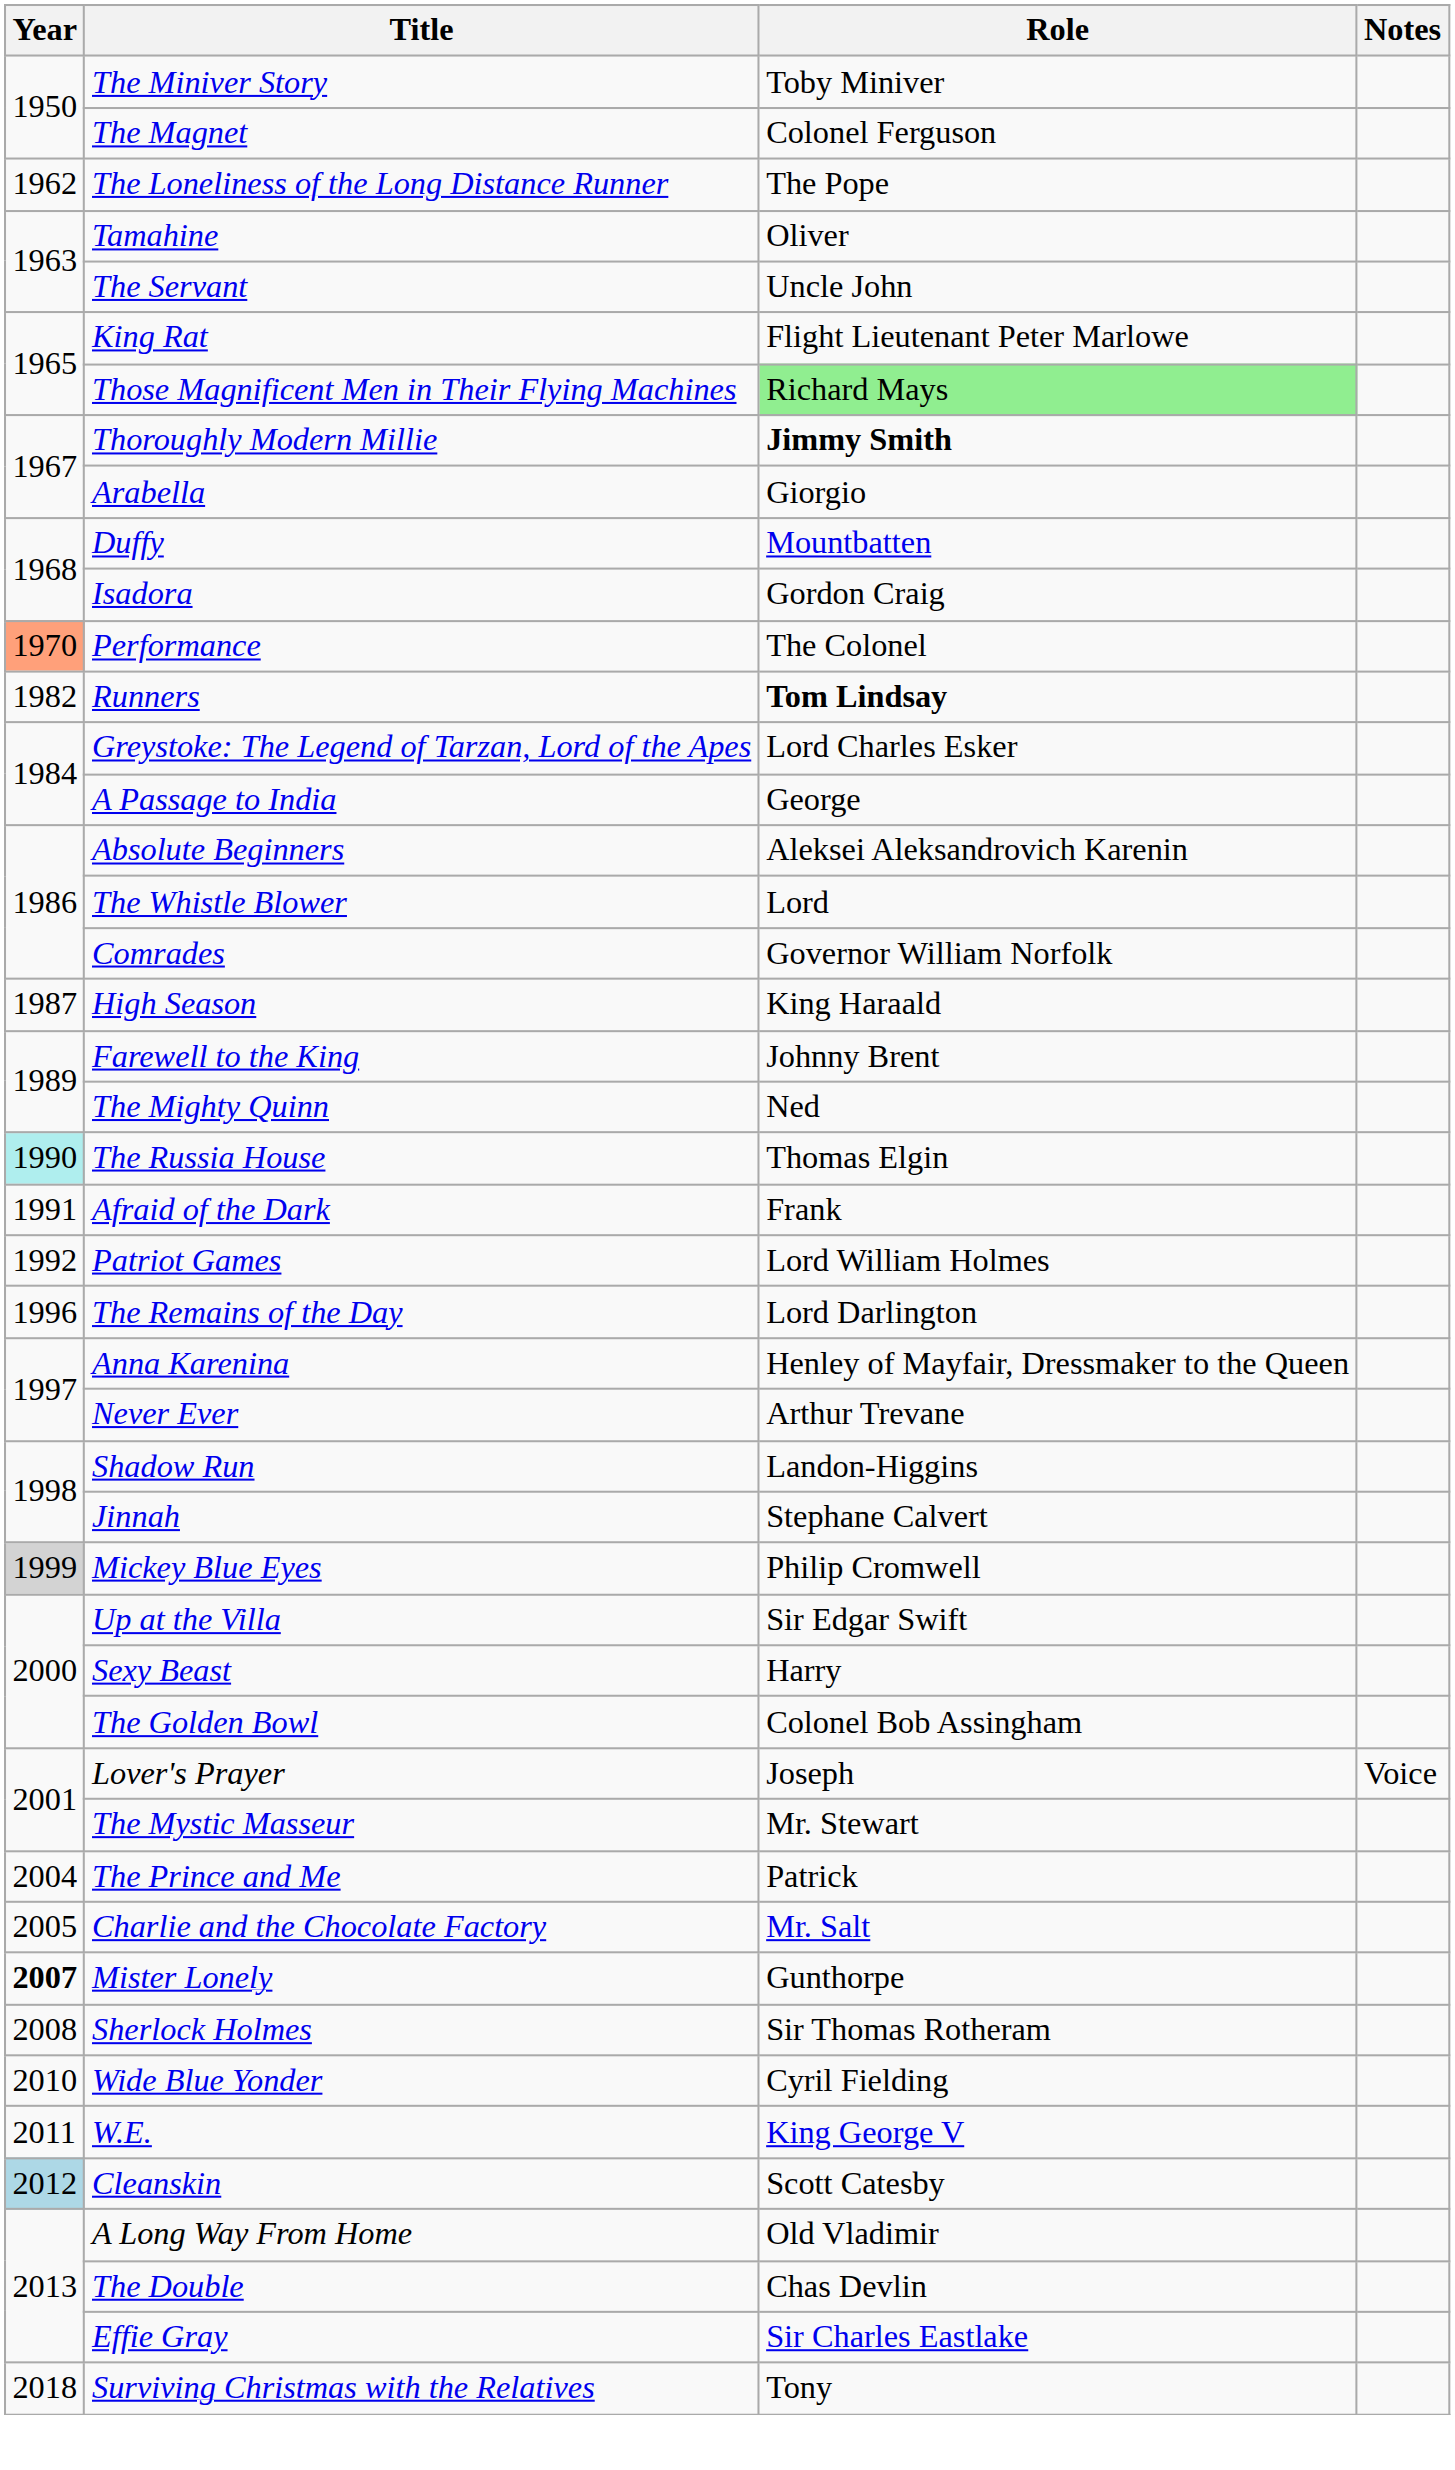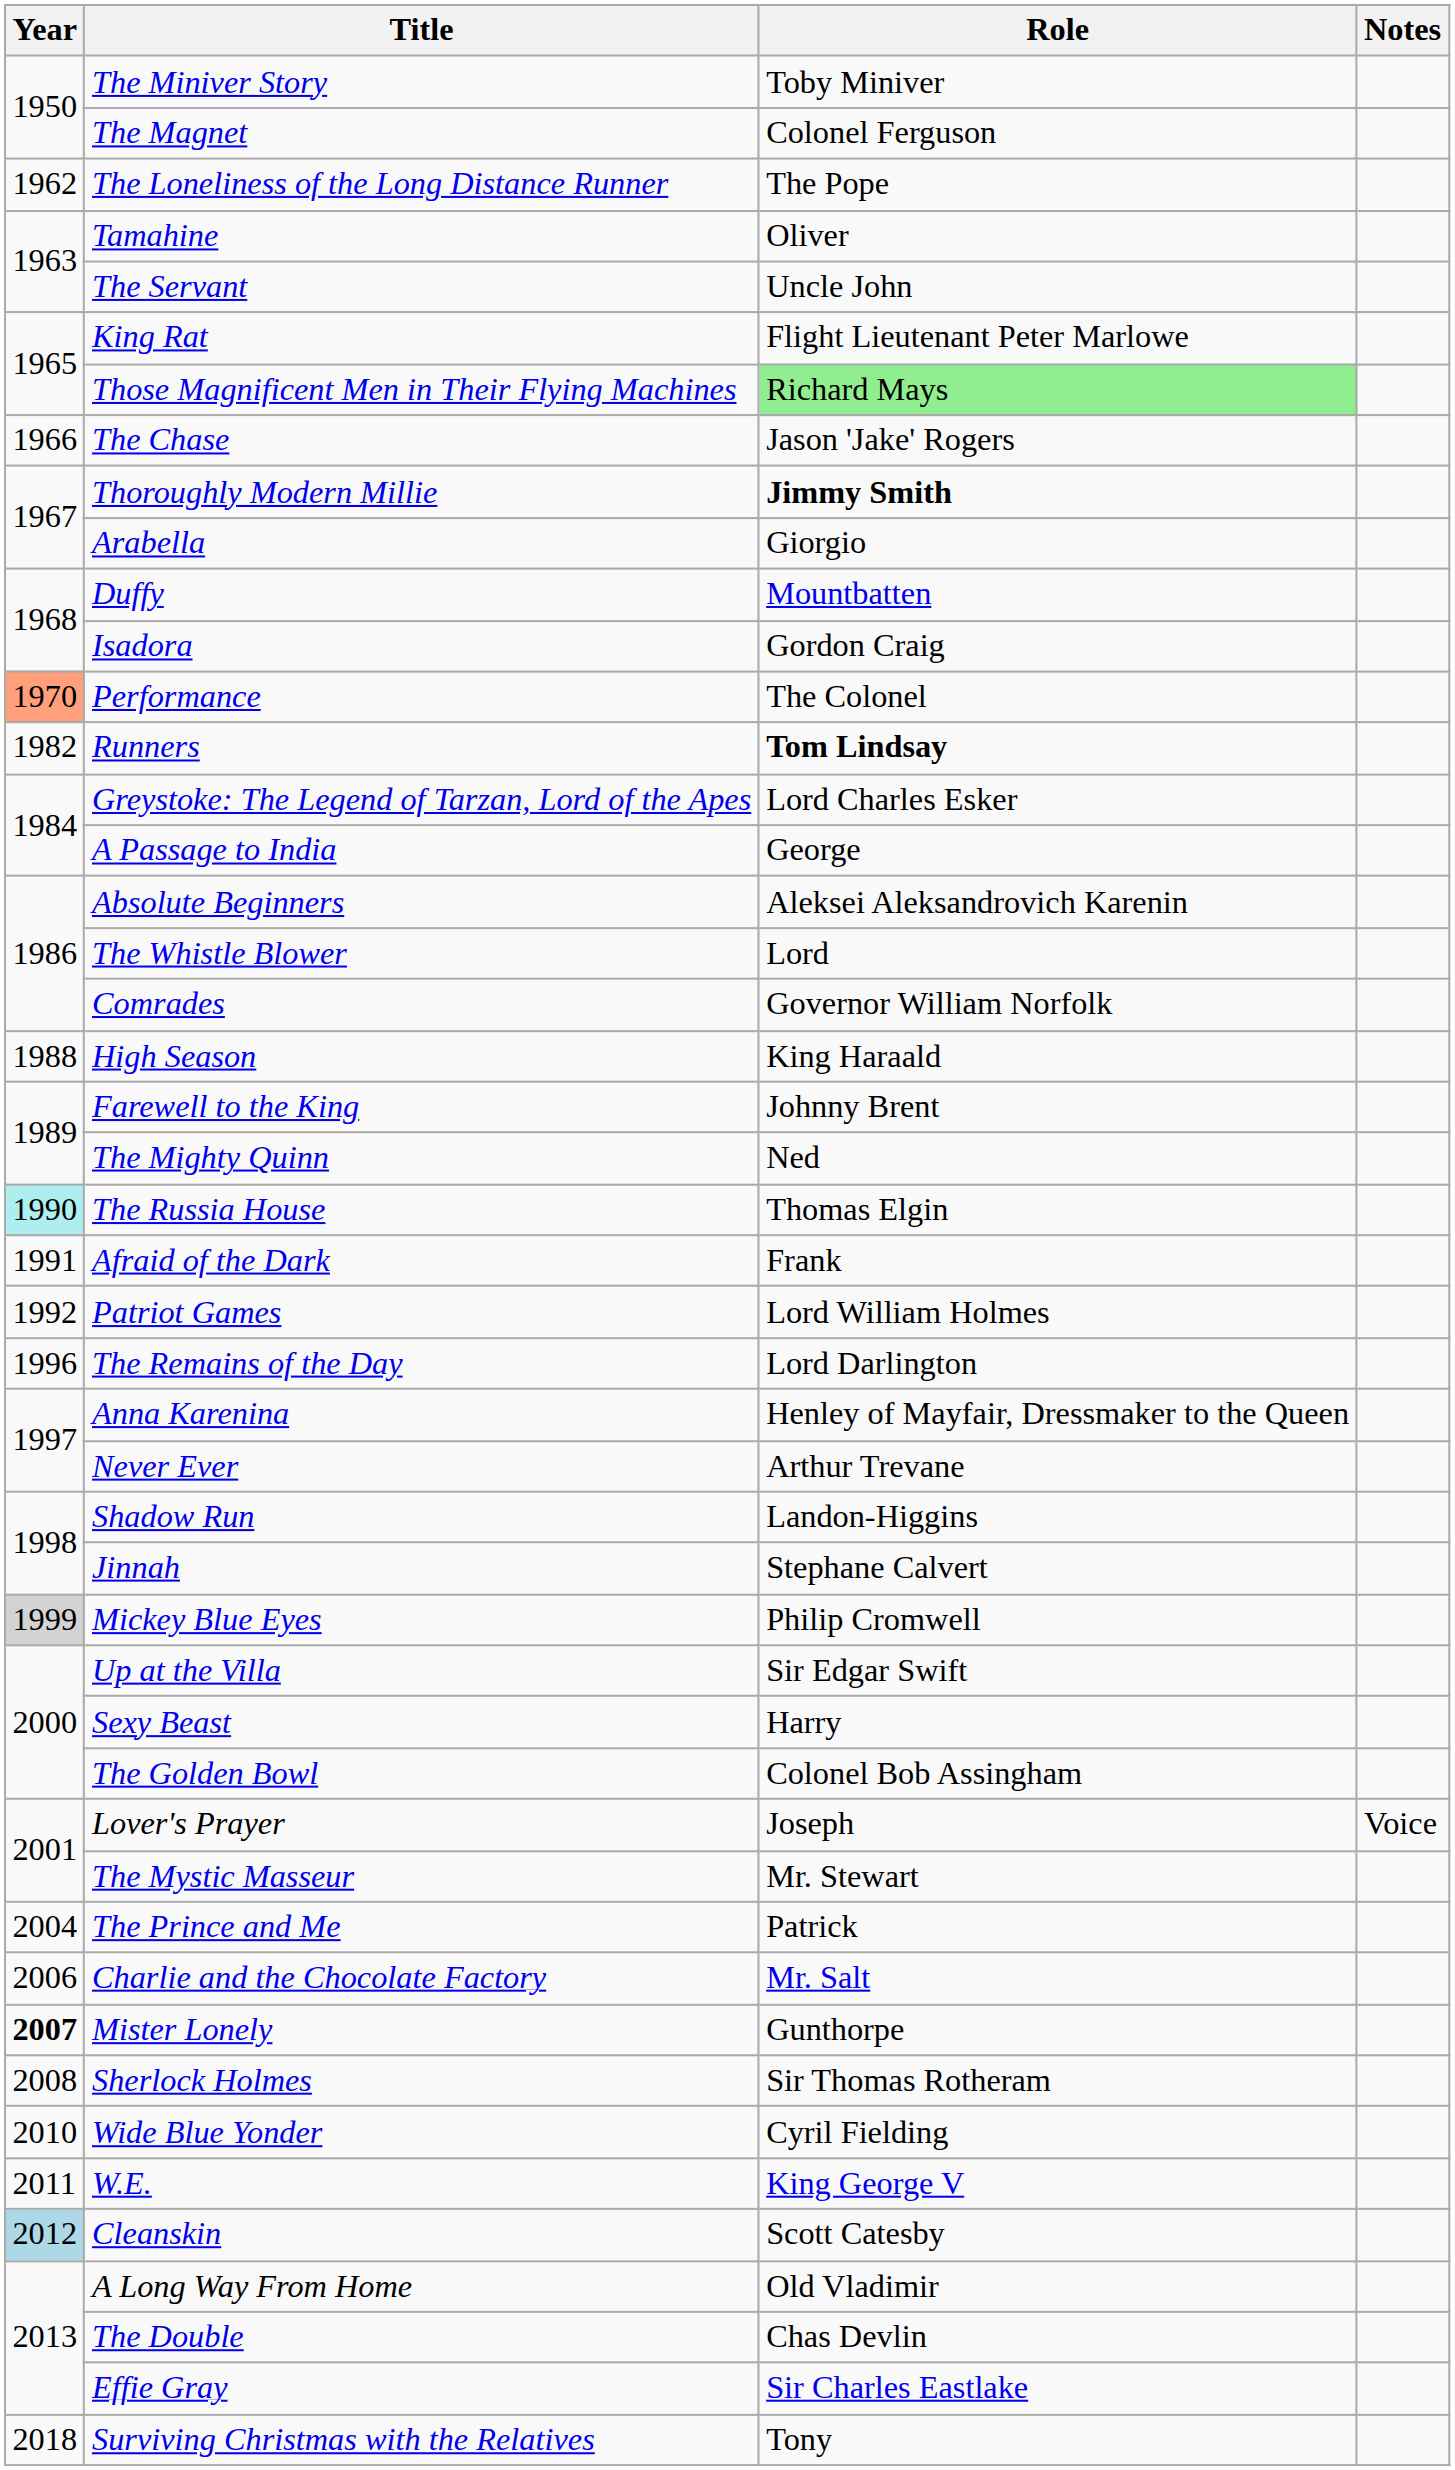+ row: (161, 440)
(45, 1004) 1987 -> (45, 1055) 1988
(45, 1926) 2005 -> (45, 1977) 2006
